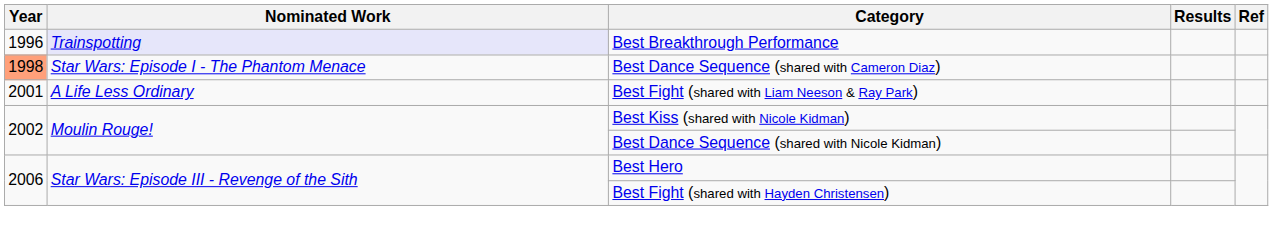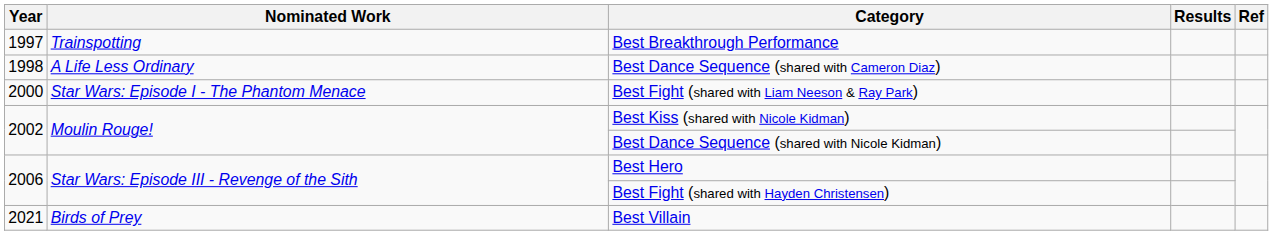(26, 42) 1996 -> (26, 42) 1997
(96, 42) lavender background -> (96, 42) no background
(26, 67) lightsalmon background -> (26, 67) no background
(208, 67) Star Wars: Episode I - The Phantom Menace -> (122, 67) A Life Less Ordinary
(26, 92) 2001 -> (26, 92) 2000
(122, 92) A Life Less Ordinary -> (208, 92) Star Wars: Episode I - The Phantom Menace
+ row: (651, 218)
